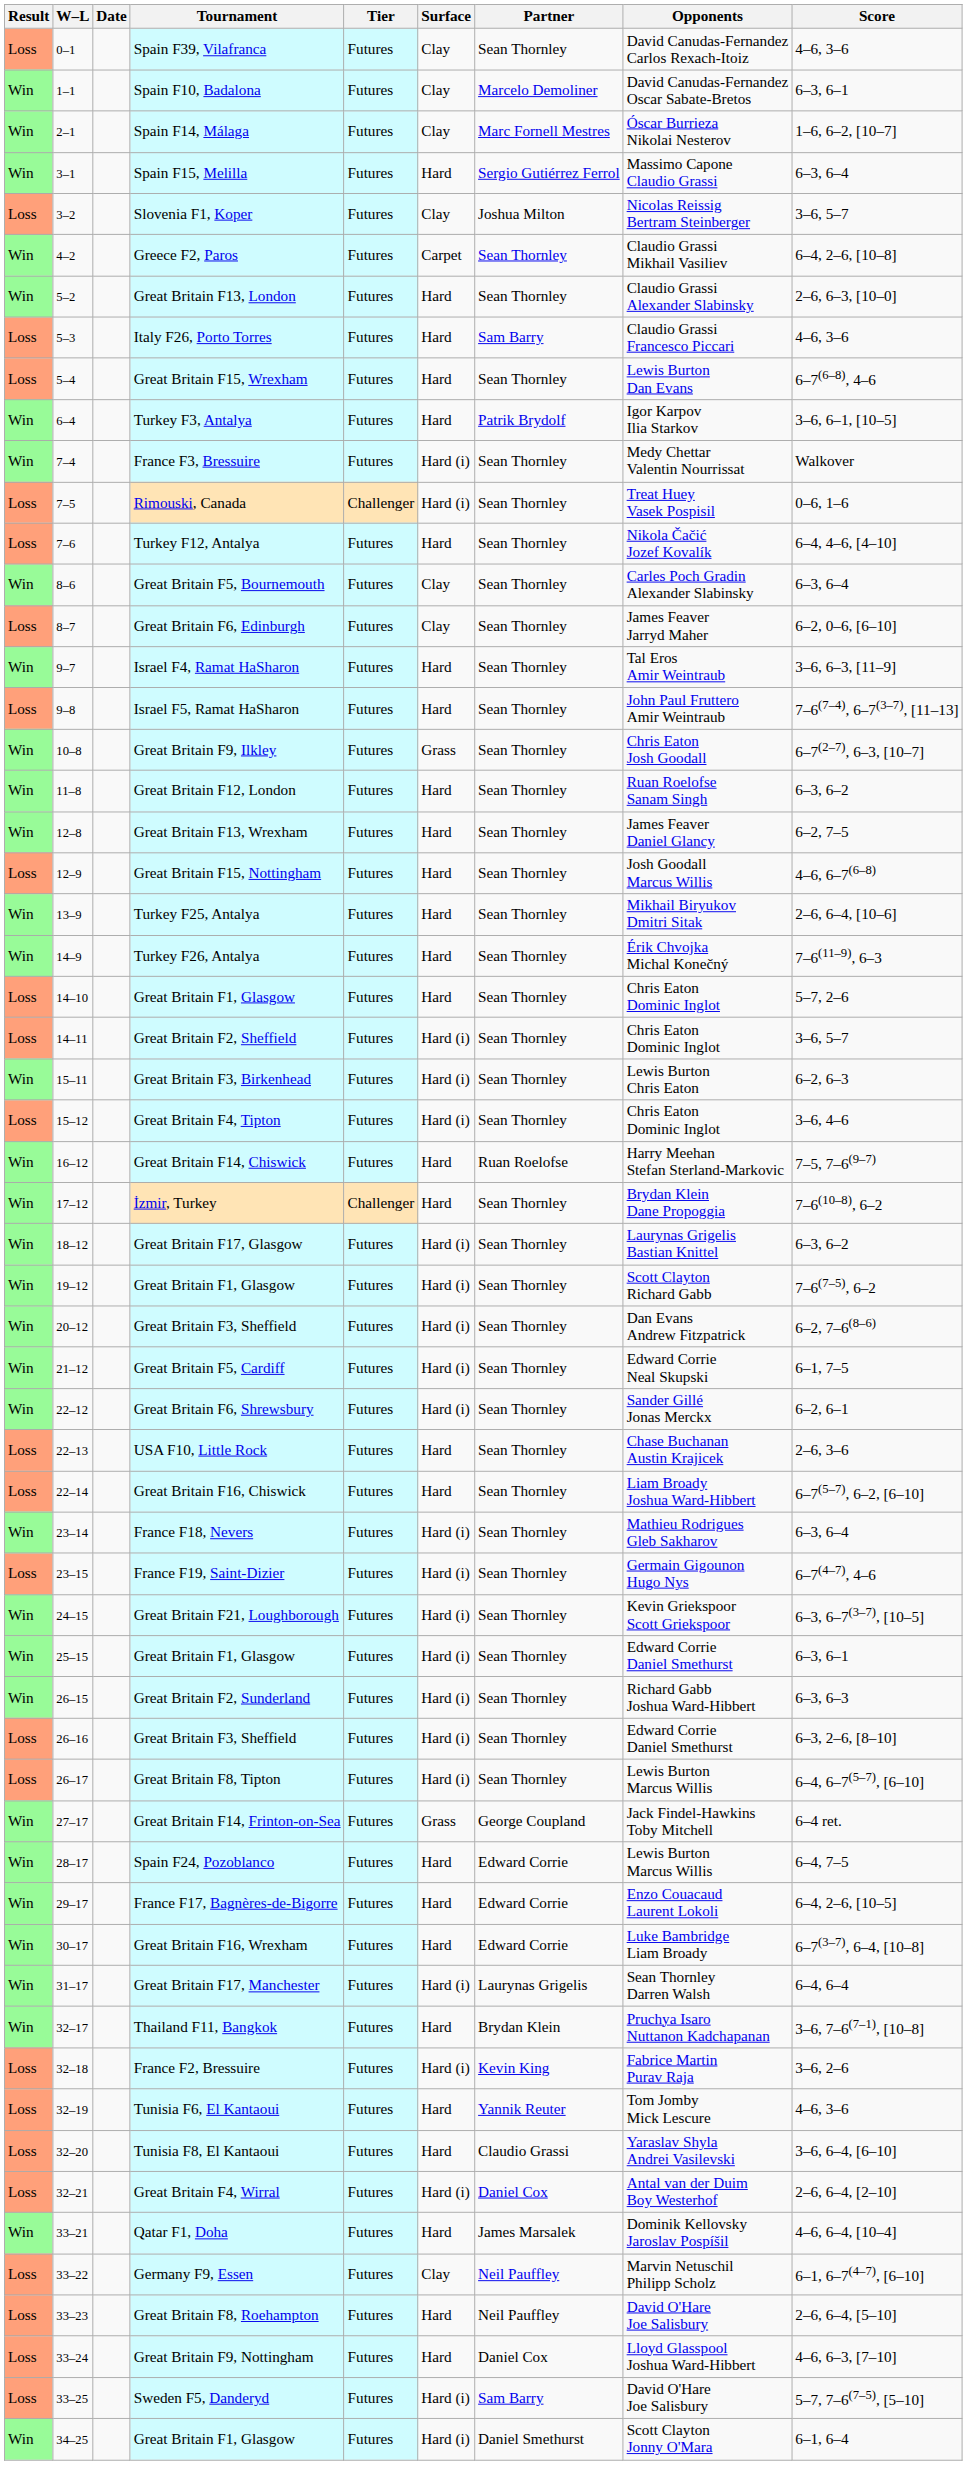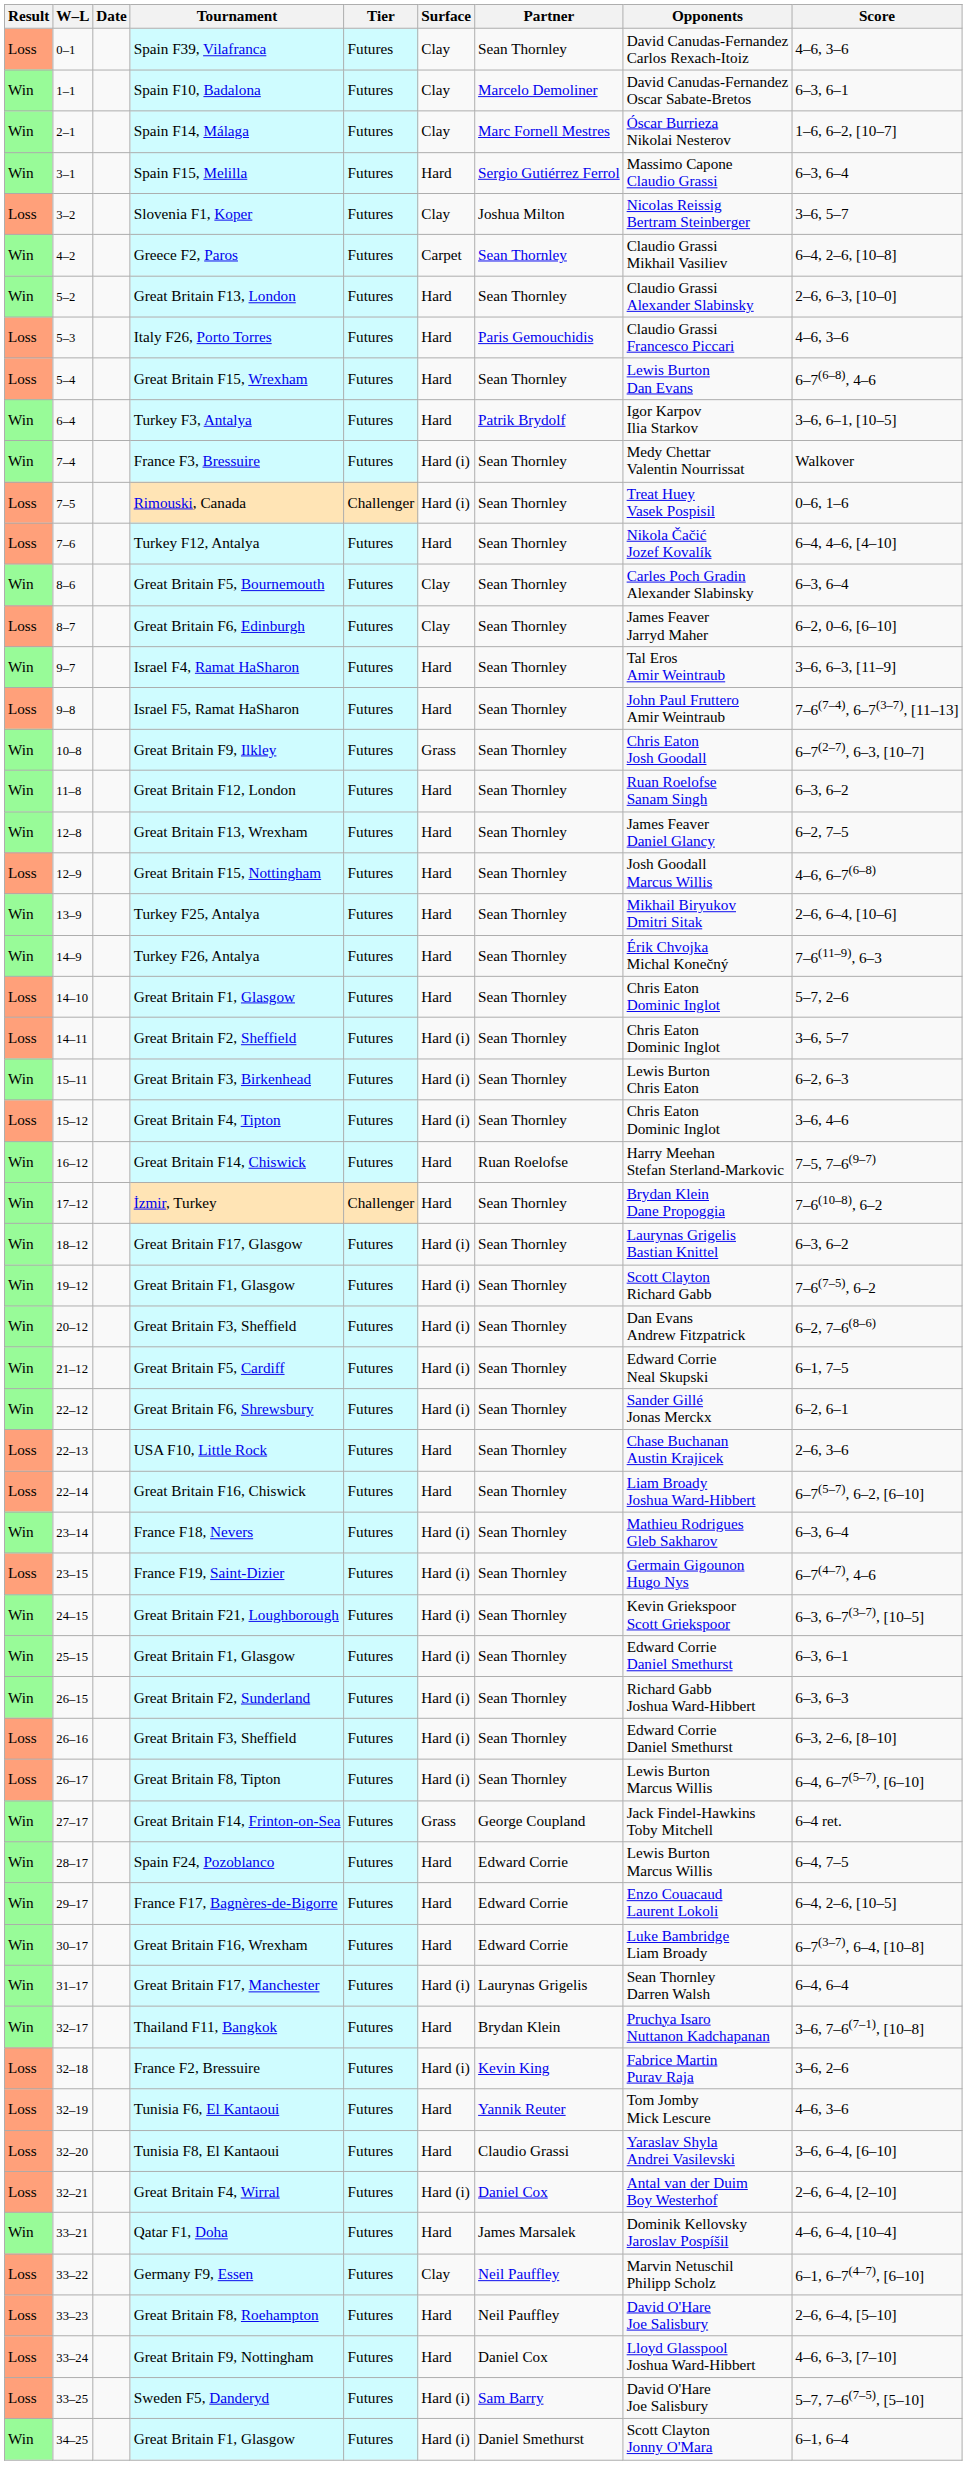(511, 337) Sam Barry -> (536, 337) Paris Gemouchidis
